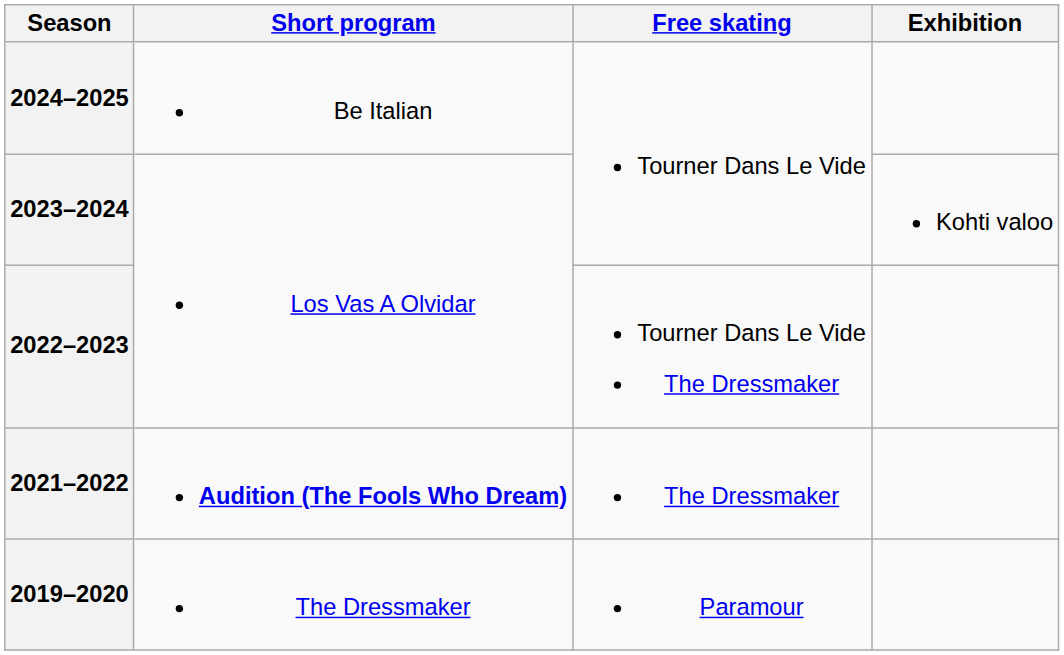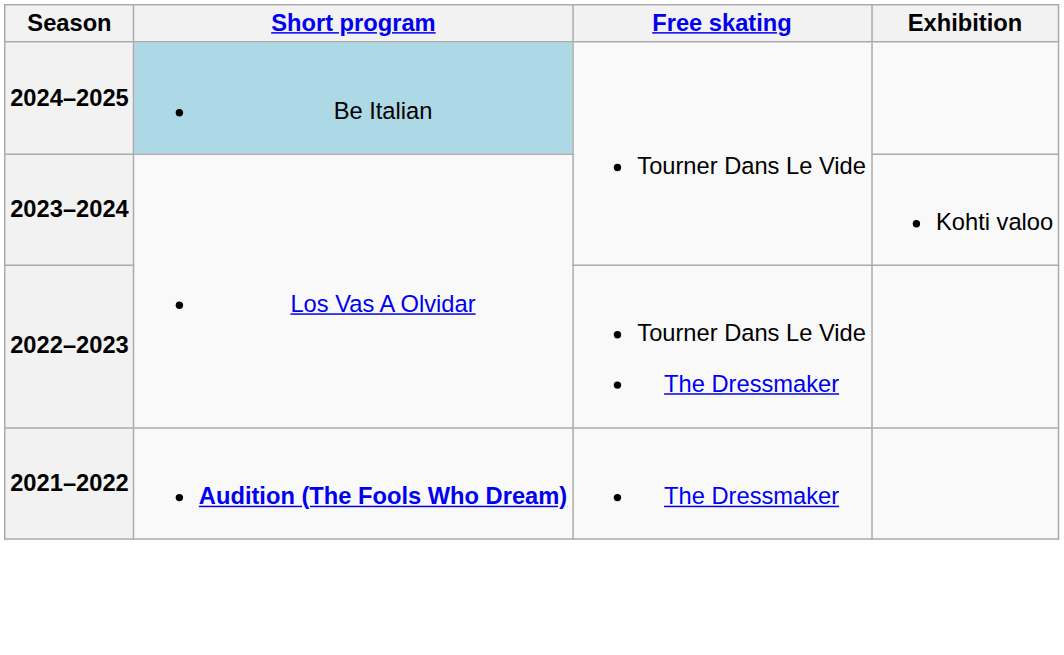(353, 111) no background -> (353, 111) lightblue background
- row: (69, 594)
